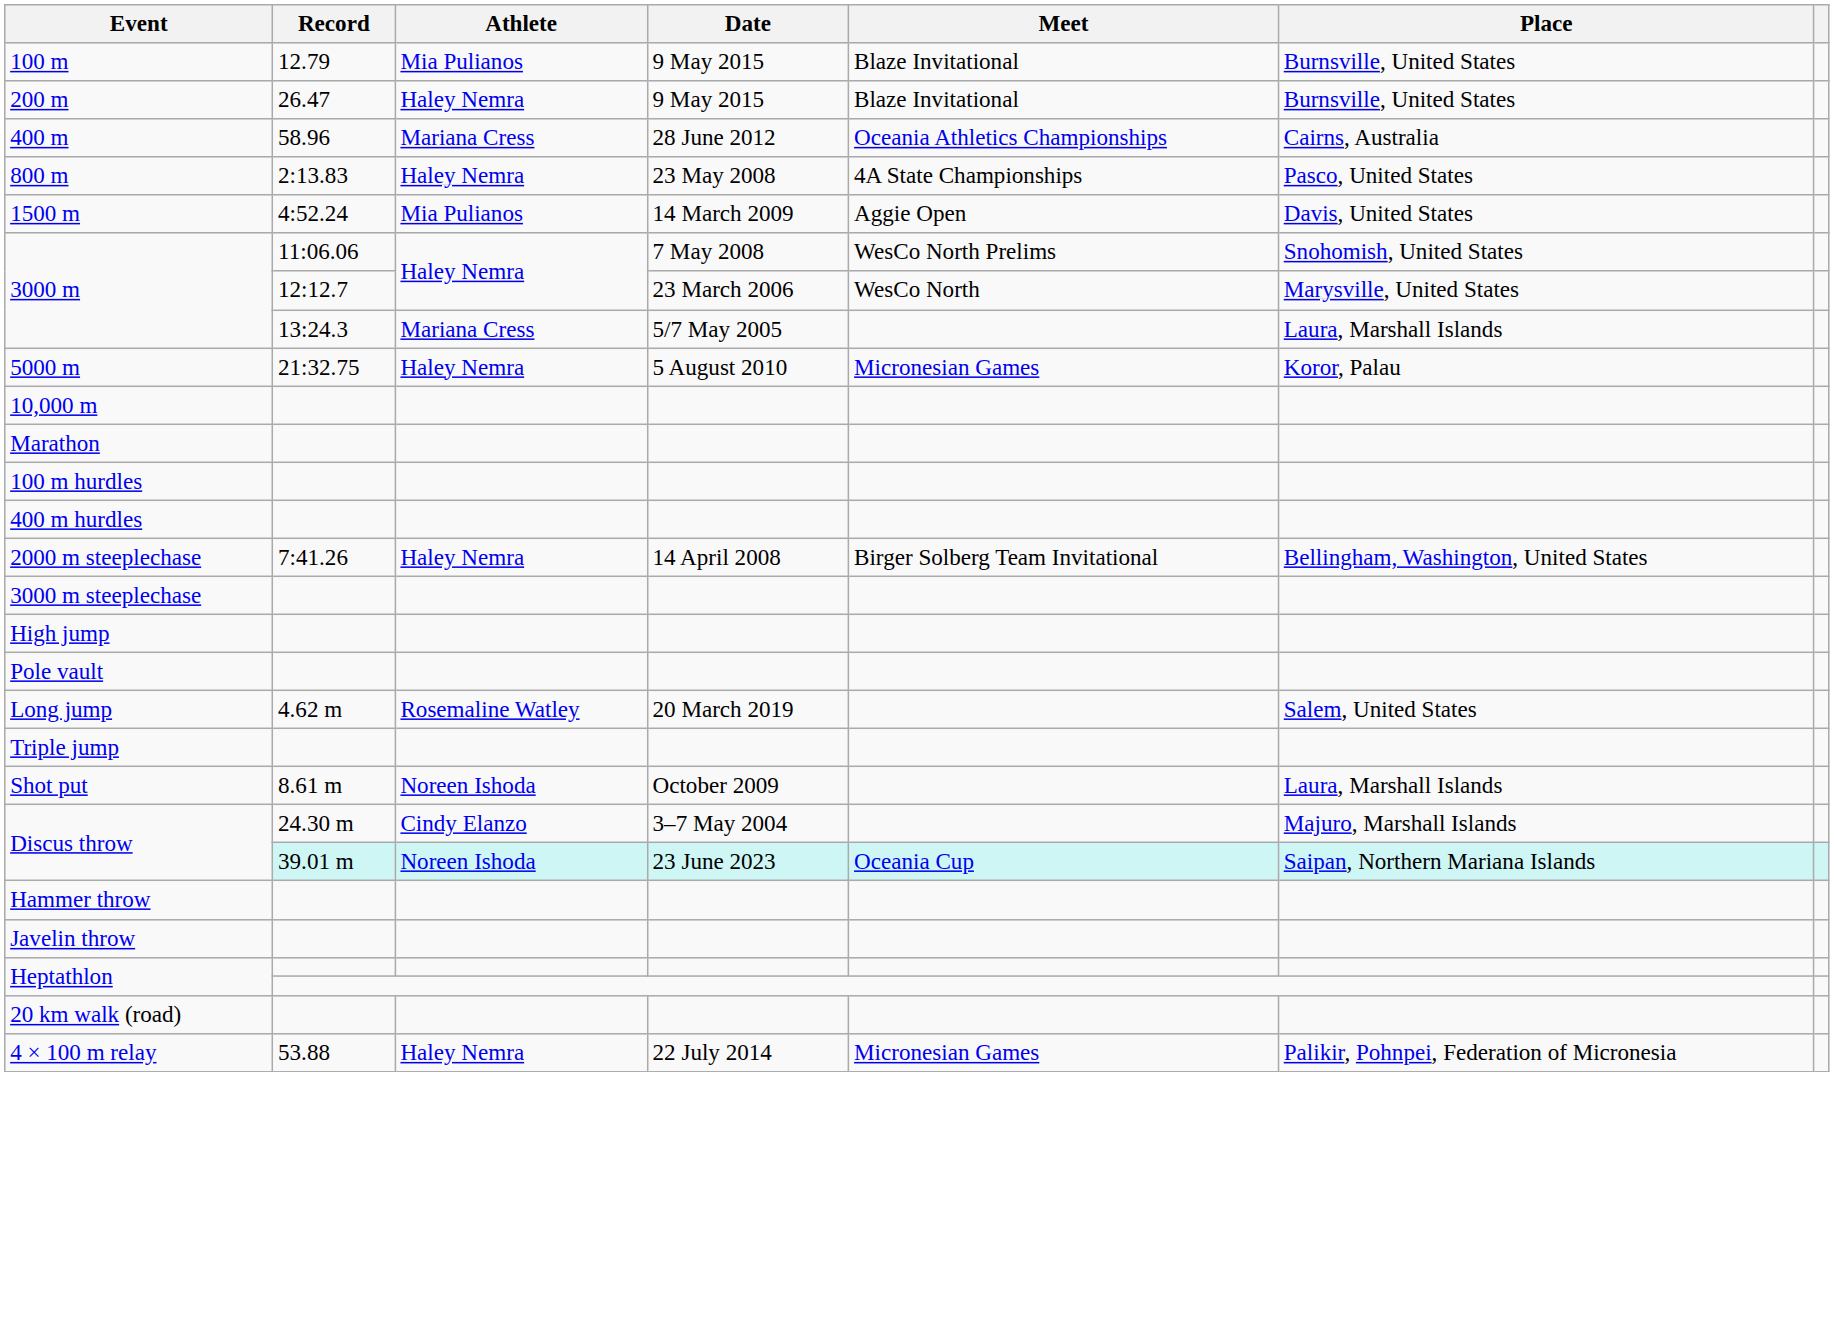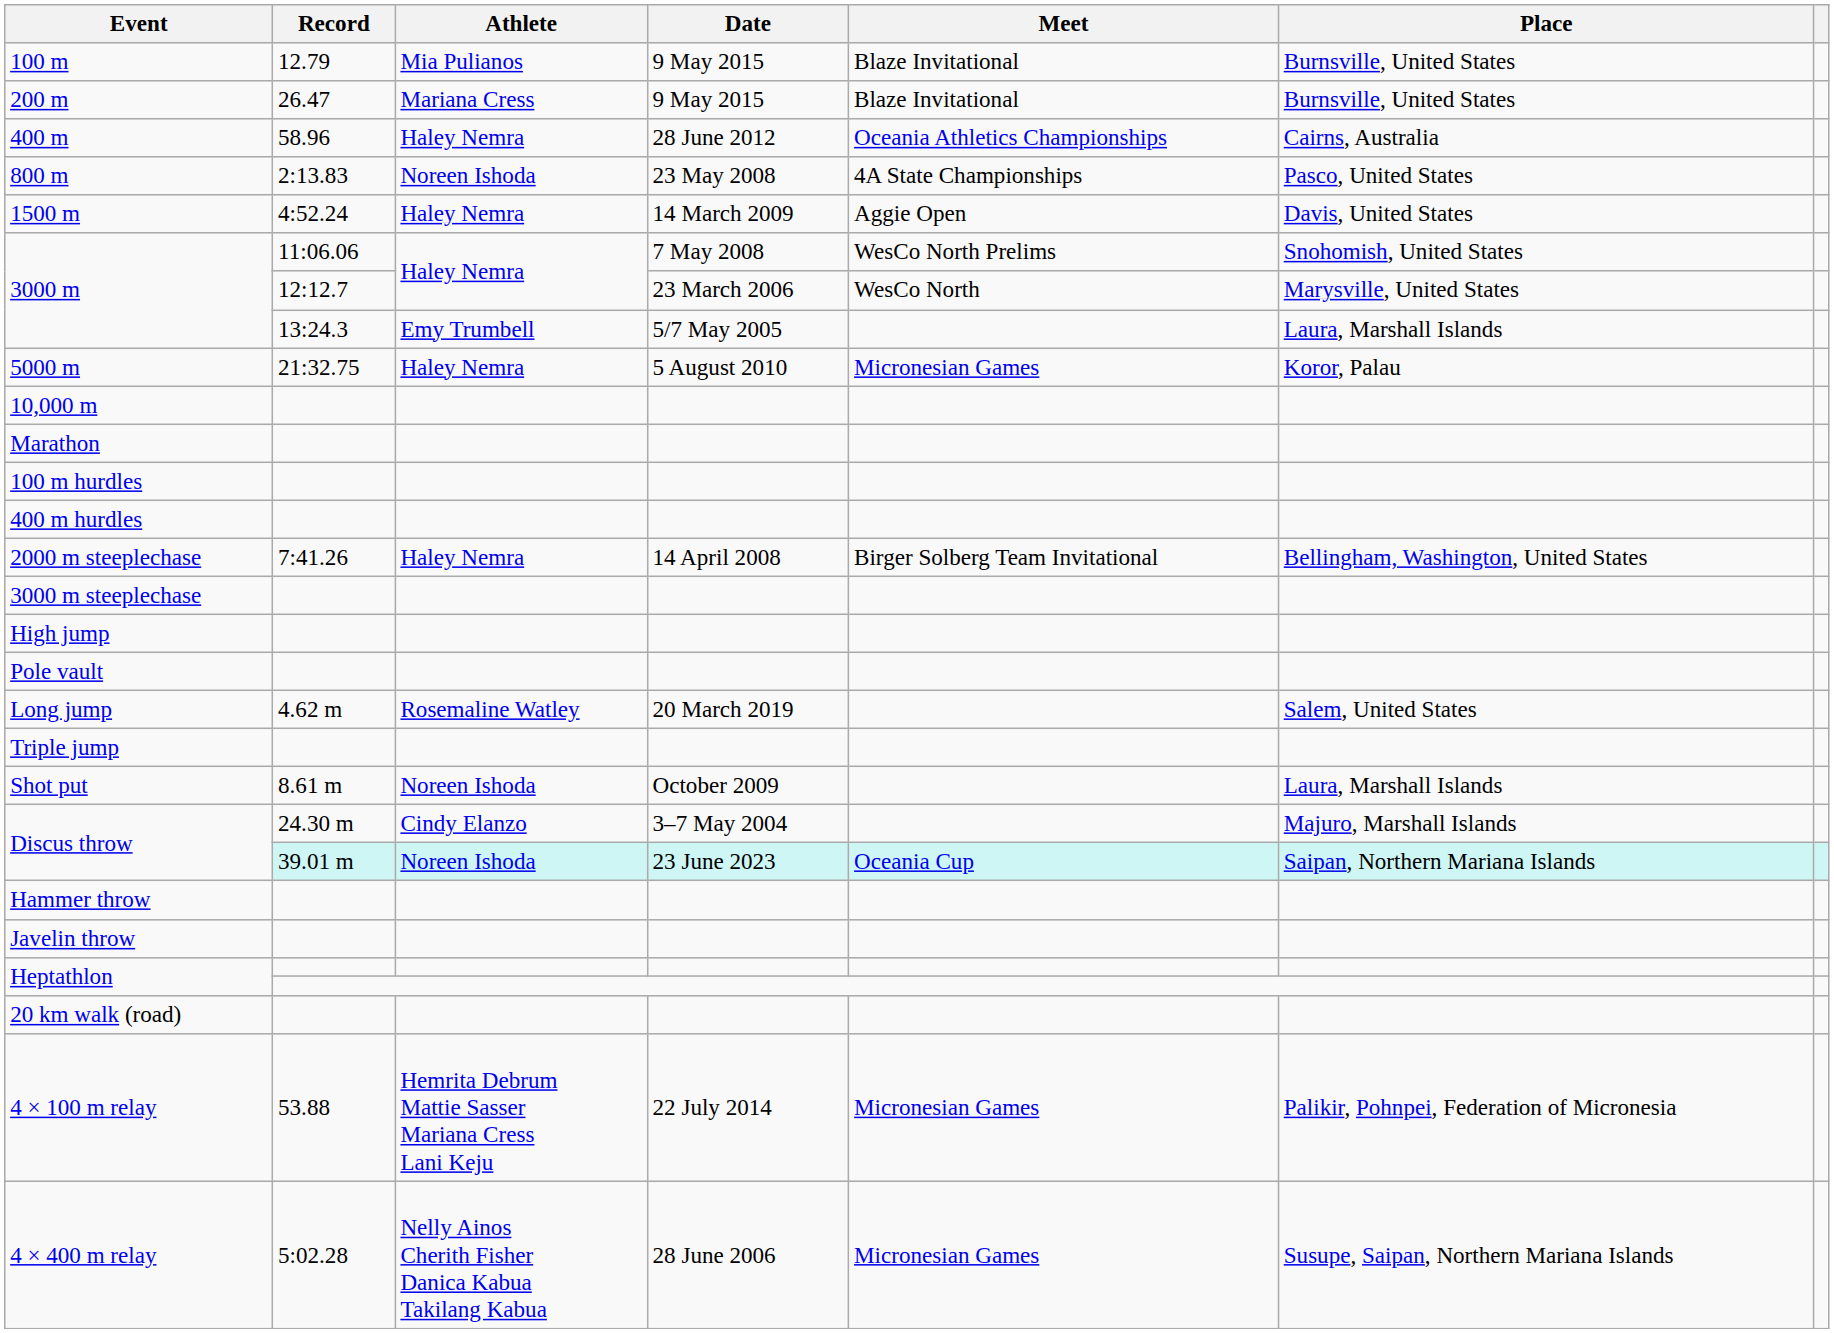(462, 99) Haley Nemra -> (467, 99) Mariana Cress
(467, 138) Mariana Cress -> (462, 138) Haley Nemra
(462, 176) Haley Nemra -> (468, 176) Noreen Ishoda
(462, 214) Mia Pulianos -> (462, 214) Haley Nemra
(467, 328) Mariana Cress -> (467, 328) Emy Trumbell
(462, 1052) Haley Nemra -> (479, 1120) Hemrita Debrum Mattie Sasser Mariana Cress Lani Keju
+ row: (83, 1254)
